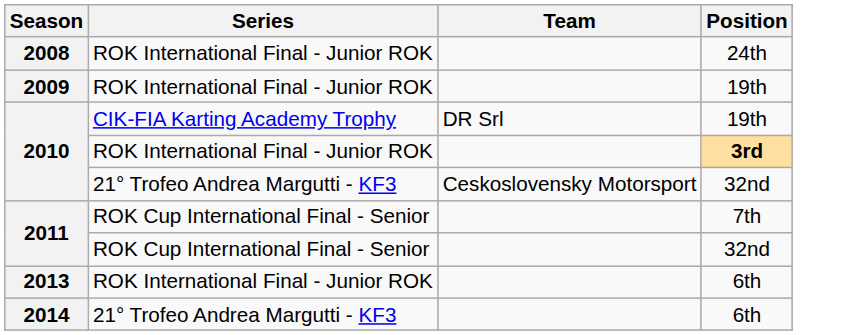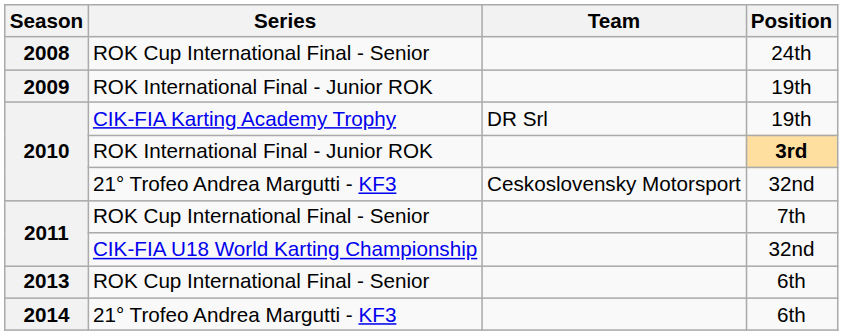(263, 53) ROK International Final - Junior ROK -> (261, 53) ROK Cup International Final - Senior
(261, 249) ROK Cup International Final - Senior -> (285, 249) CIK-FIA U18 World Karting Championship
(263, 281) ROK International Final - Junior ROK -> (261, 281) ROK Cup International Final - Senior
